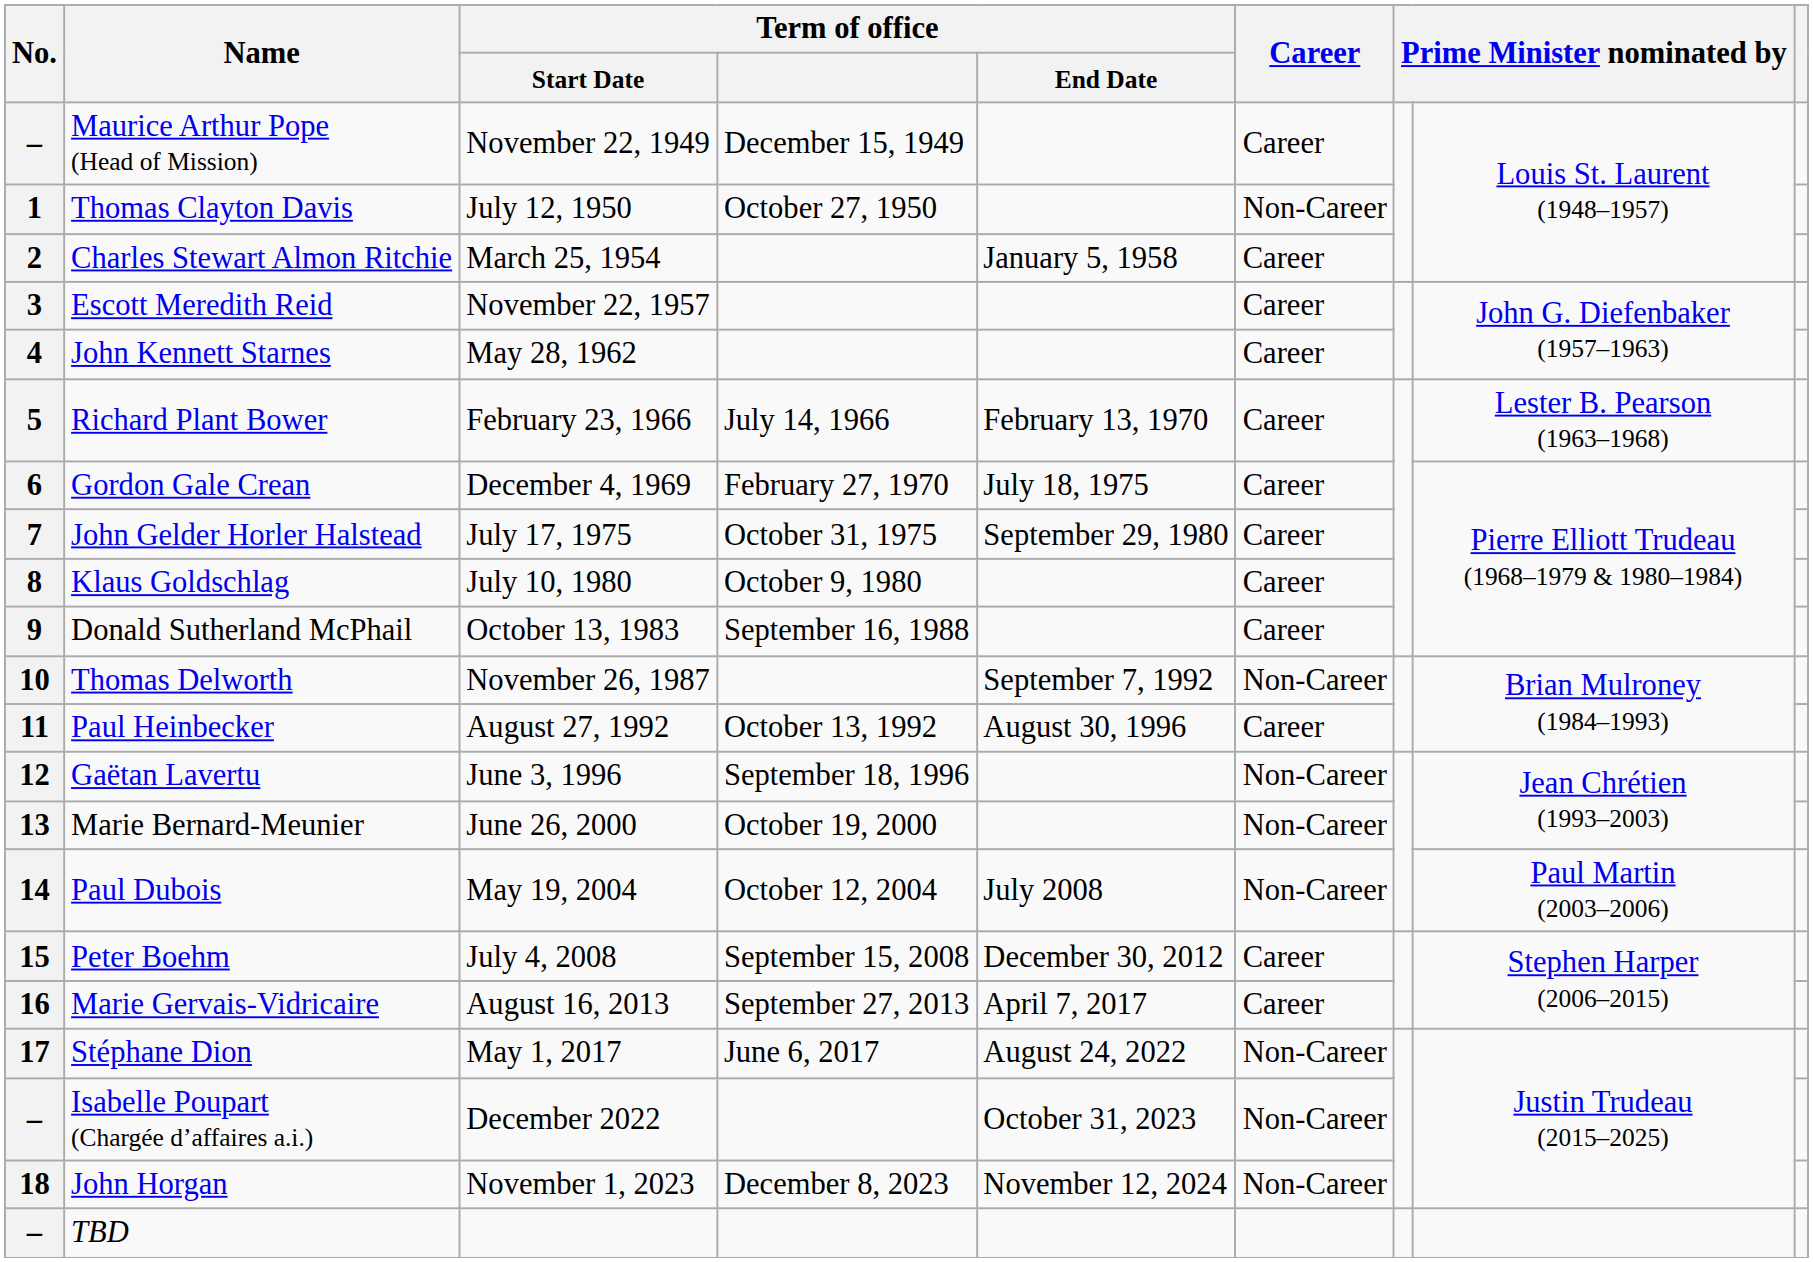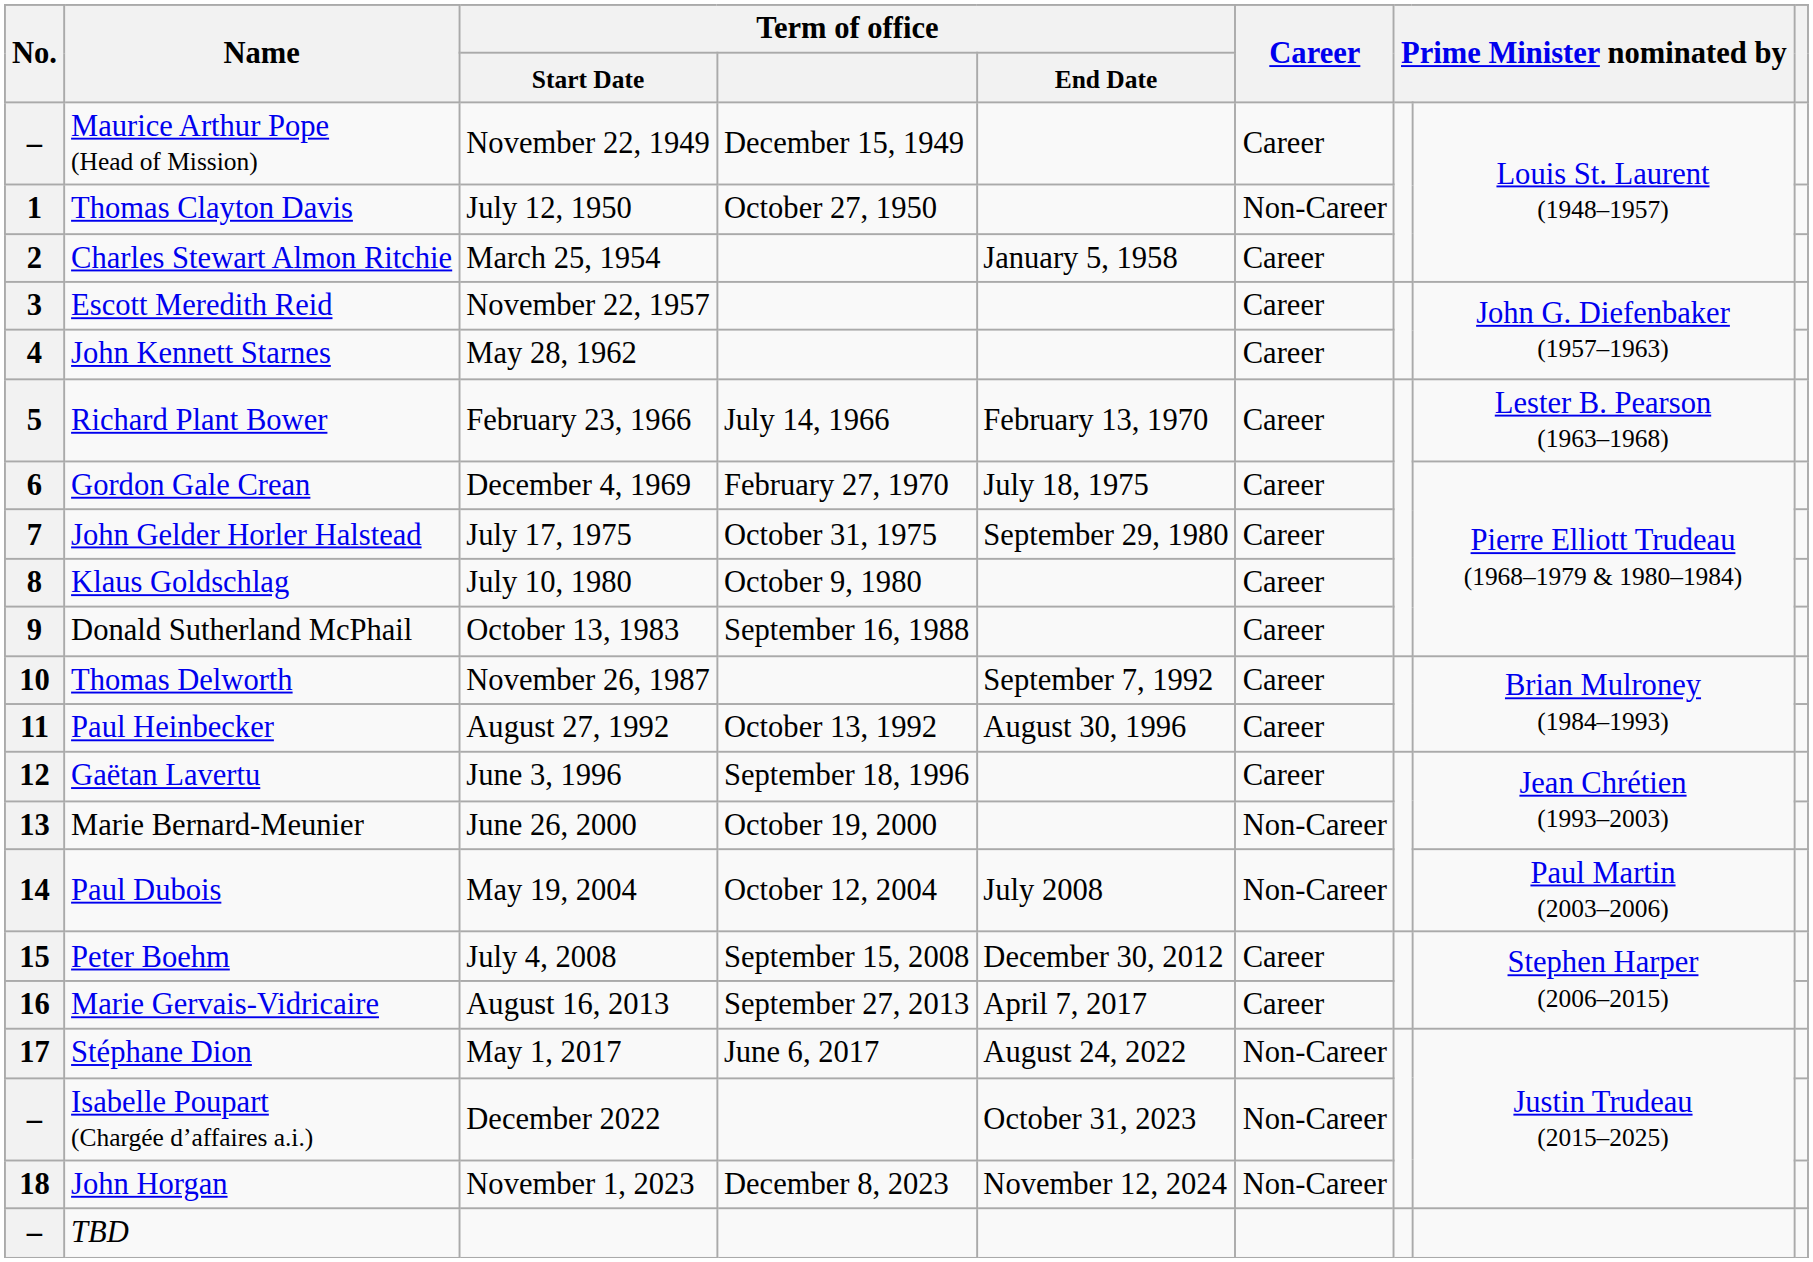(1315, 679) Non-Career -> (1283, 679) Career
(1315, 776) Non-Career -> (1283, 776) Career
